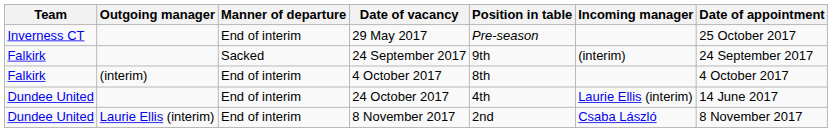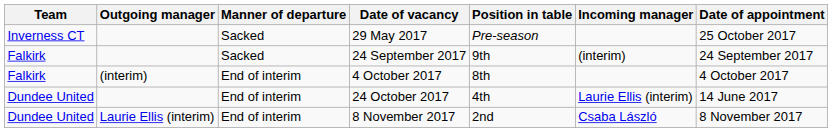(261, 35) End of interim -> (243, 35) Sacked
